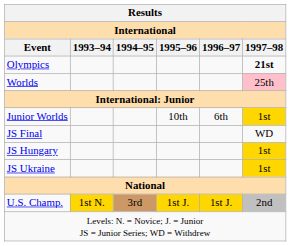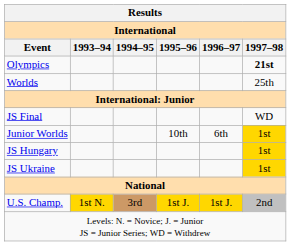(264, 82) pink background -> (264, 82) no background
rows swapped: (37, 116) <-> (25, 133)
